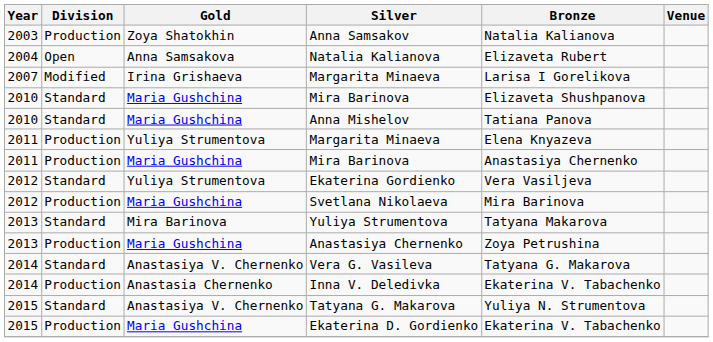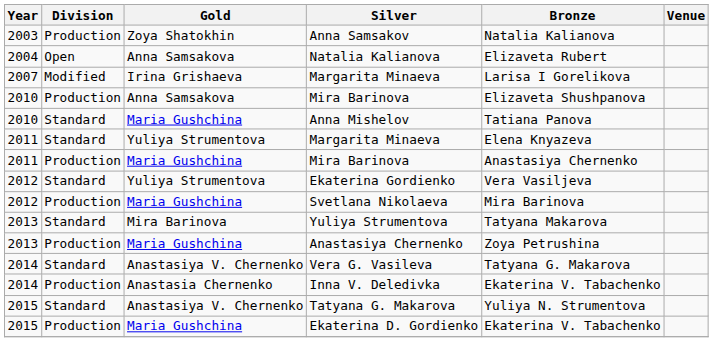(75, 98) Standard -> (83, 98) Production
(185, 98) Maria Gushchina -> (181, 98) Anna Samsakova
(83, 139) Production -> (75, 139) Standard
